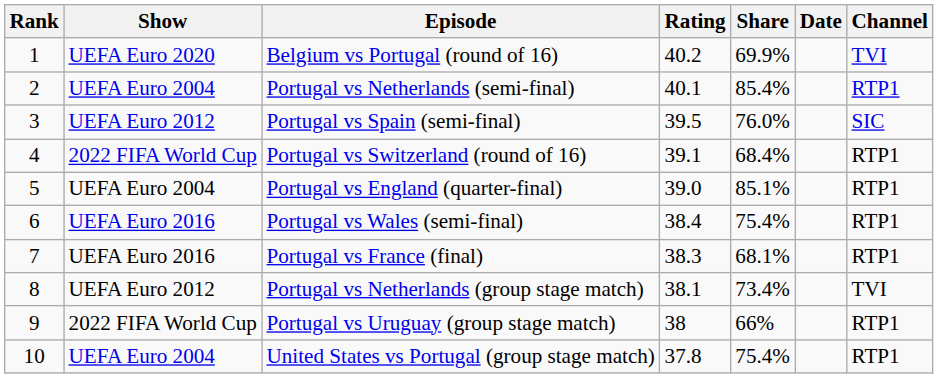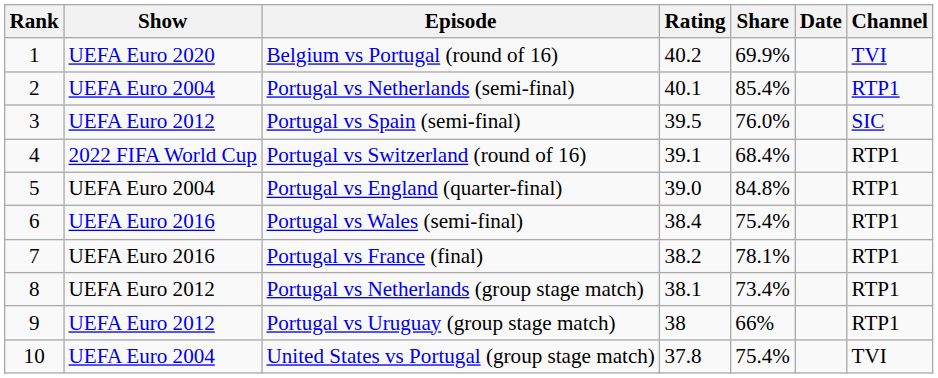(763, 188) 85.1% -> (763, 188) 84.8%
(683, 255) 38.3 -> (683, 255) 38.2
(763, 255) 68.1% -> (763, 255) 78.1%
(869, 289) TVI -> (876, 289) RTP1
(163, 322) 2022 FIFA World Cup -> (142, 322) UEFA Euro 2012
(876, 356) RTP1 -> (869, 356) TVI
